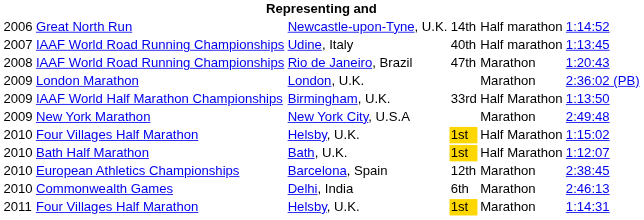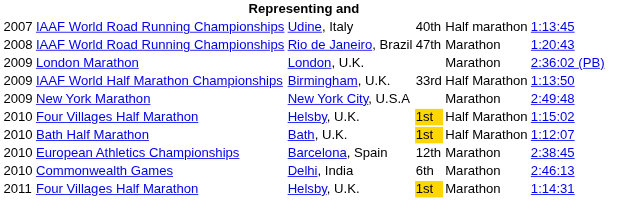- row: (18, 26)
